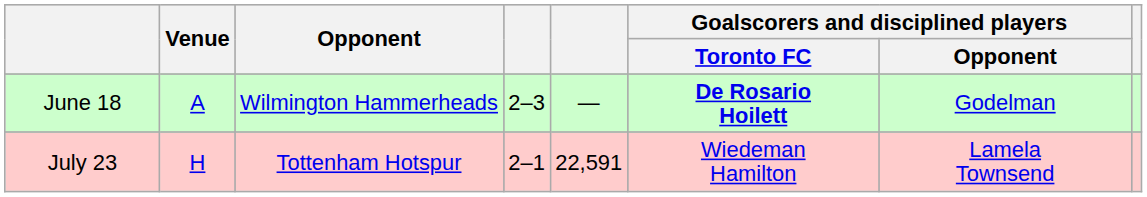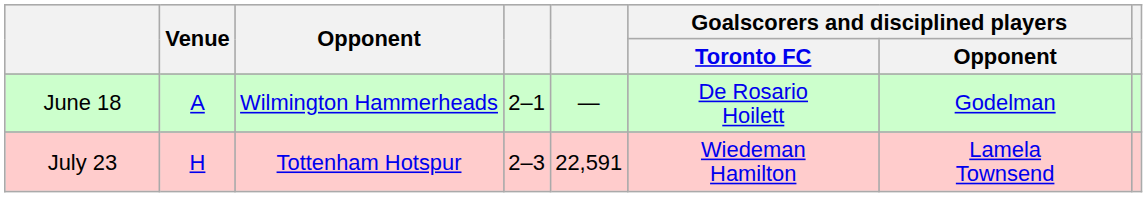(527, 103) 2–3 -> (527, 103) 2–1
(753, 103) bold -> (753, 103) normal
(527, 161) 2–1 -> (527, 161) 2–3
